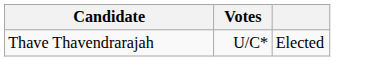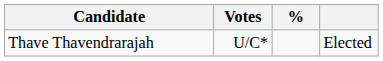+ column: (296, 17)
